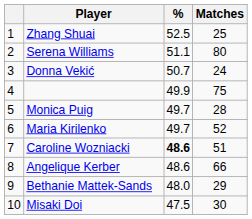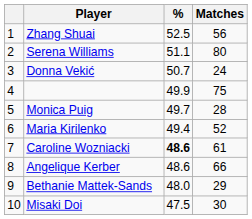(220, 33) 25 -> (220, 33) 56
(178, 129) 49.7 -> (178, 129) 49.4
(220, 148) 51 -> (220, 148) 61
